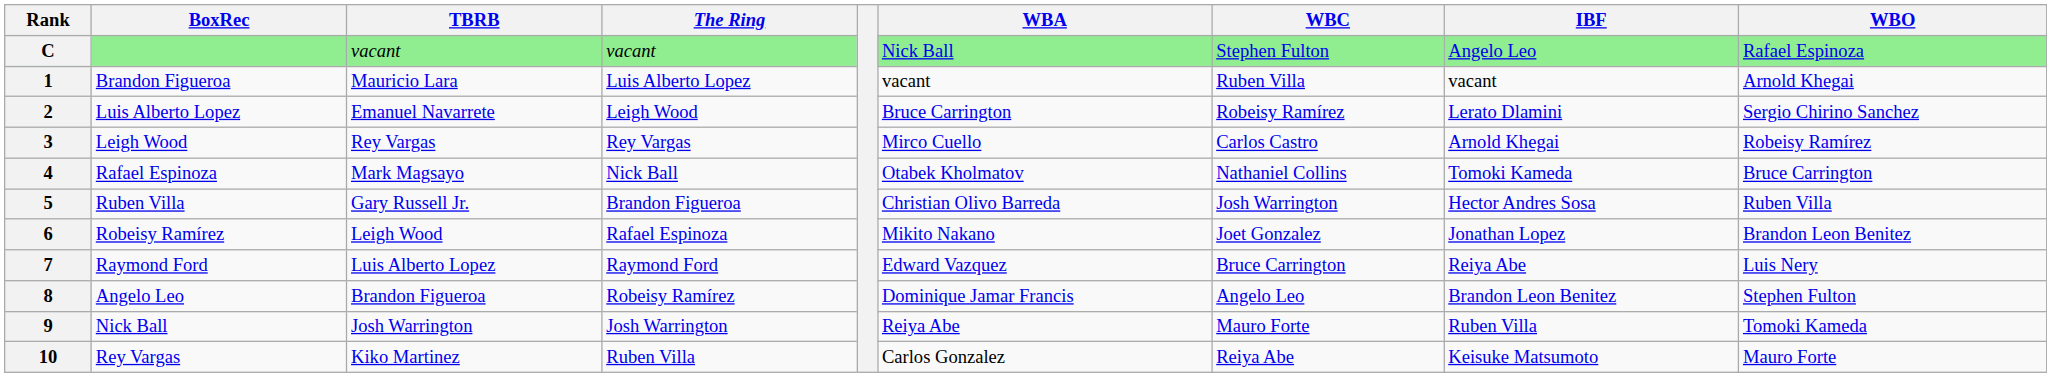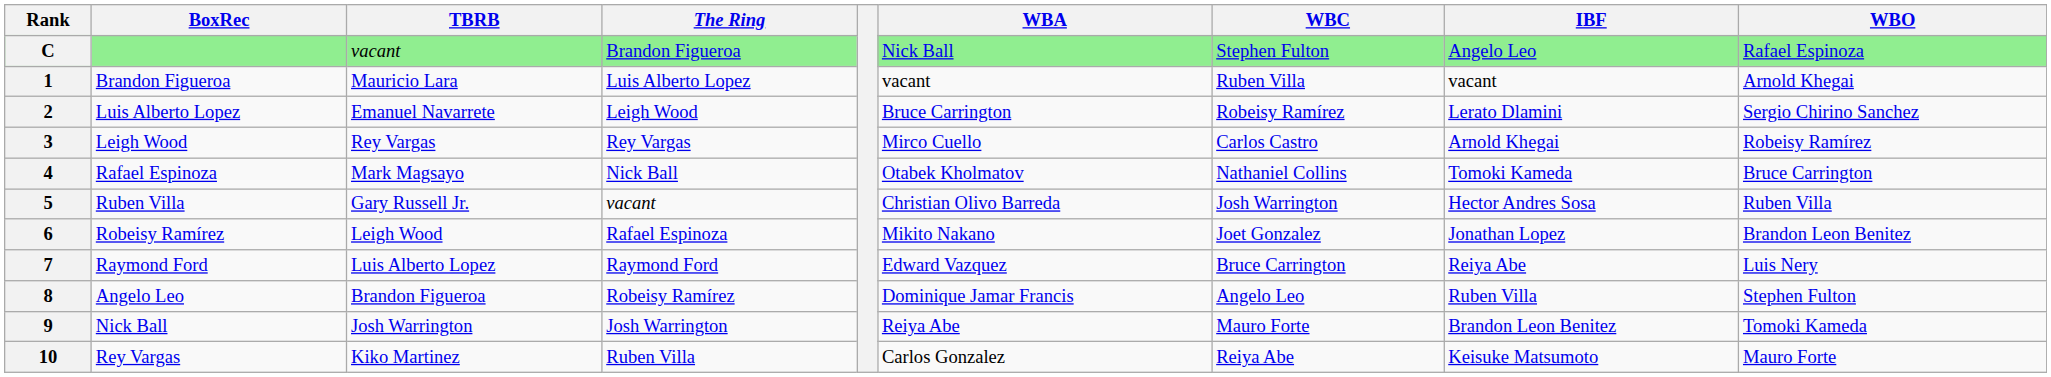(631, 50) vacant -> (674, 50) Brandon Figueroa
(674, 204) Brandon Figueroa -> (631, 204) vacant
(1532, 295) Brandon Leon Benitez -> (1493, 295) Ruben Villa
(1493, 326) Ruben Villa -> (1532, 326) Brandon Leon Benitez
